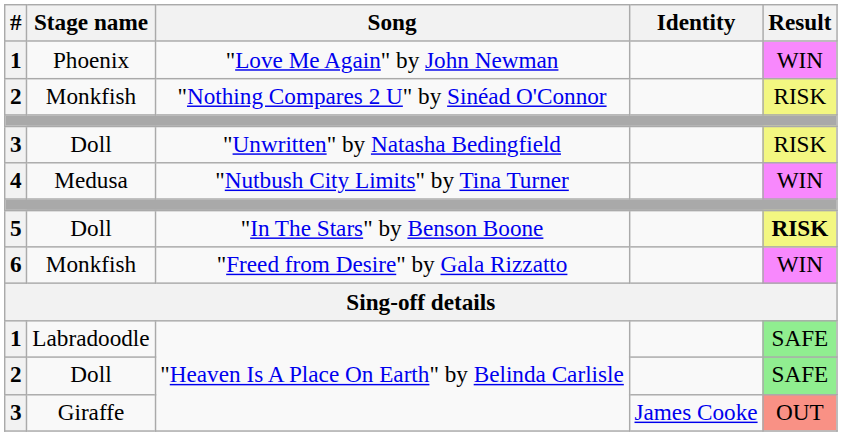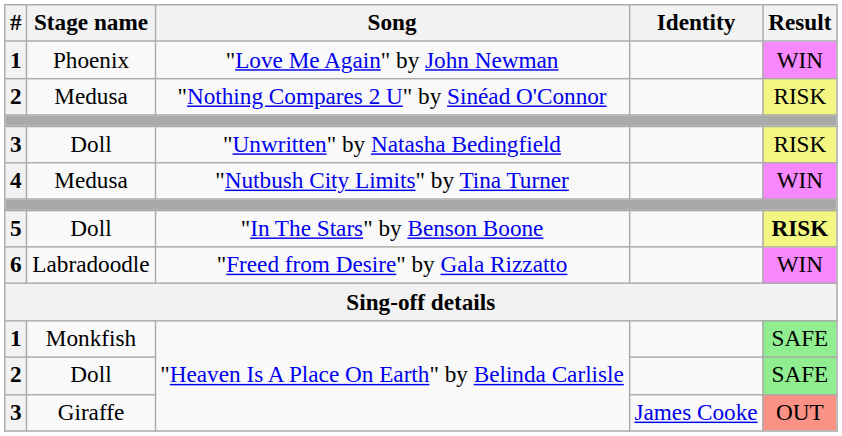(91, 96) Monkfish -> (91, 96) Medusa
(91, 265) Monkfish -> (91, 265) Labradoodle
(91, 338) Labradoodle -> (91, 338) Monkfish
